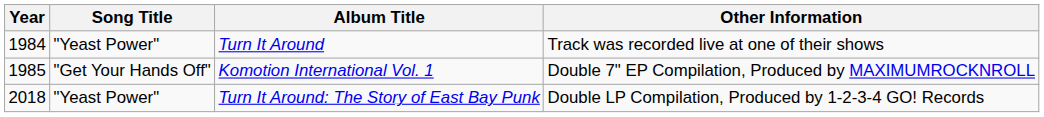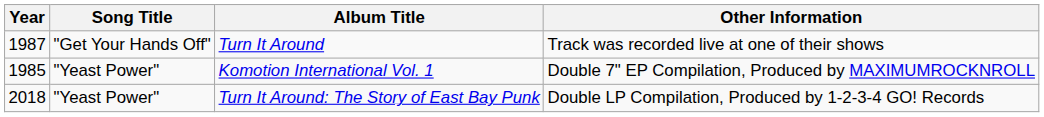(27, 44) 1984 -> (27, 44) 1987
(106, 44) "Yeast Power" -> (132, 44) "Get Your Hands Off"
(132, 71) "Get Your Hands Off" -> (106, 71) "Yeast Power"
